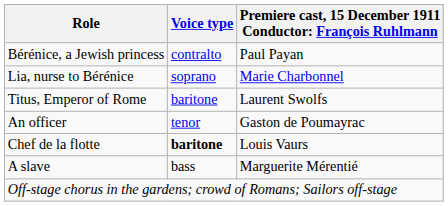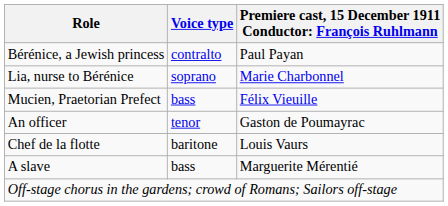- row: (77, 99)
+ row: (84, 99)
(197, 144) bold -> (194, 144) normal
